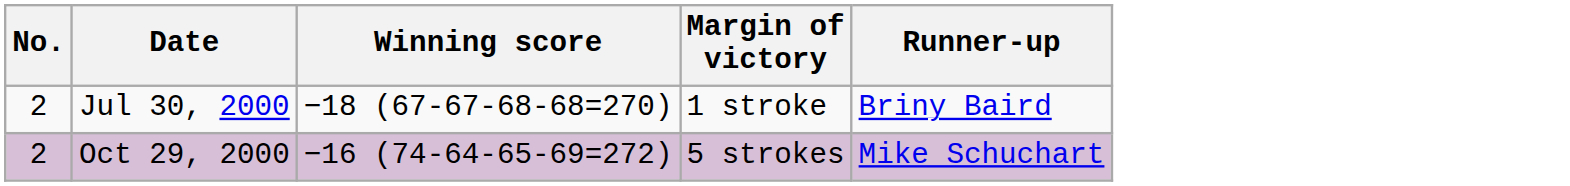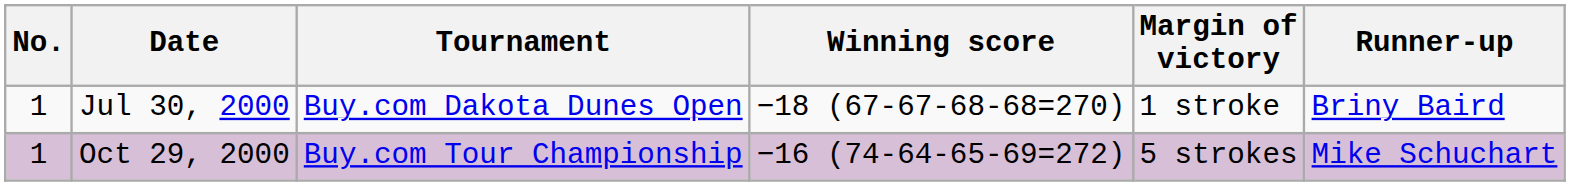+ column: (523, 46)
(39, 110) 2 -> (39, 110) 1
(39, 157) 2 -> (39, 157) 1
